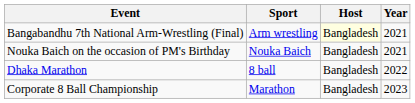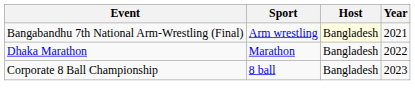- row: (118, 51)
(262, 70) 8 ball -> (272, 51) Marathon
(272, 88) Marathon -> (262, 70) 8 ball
